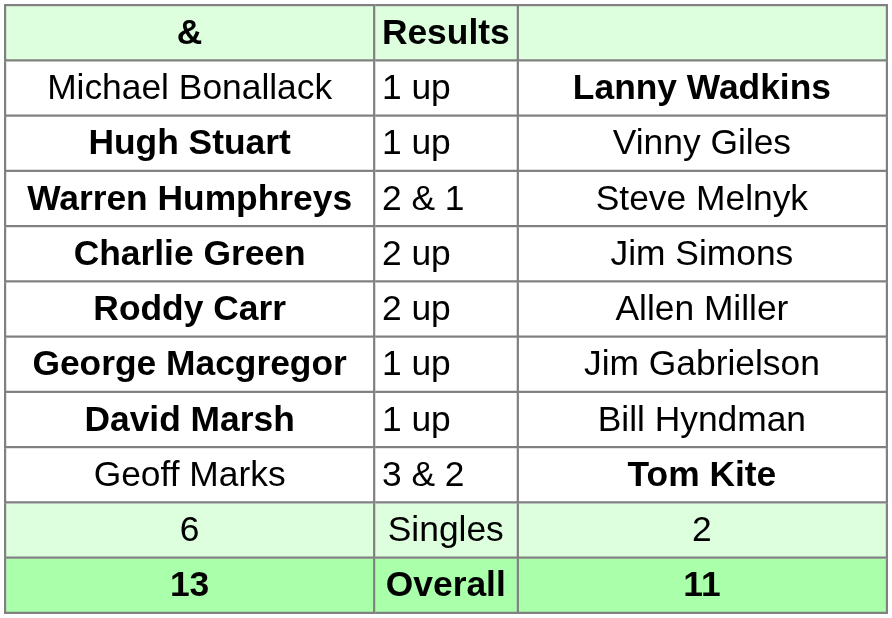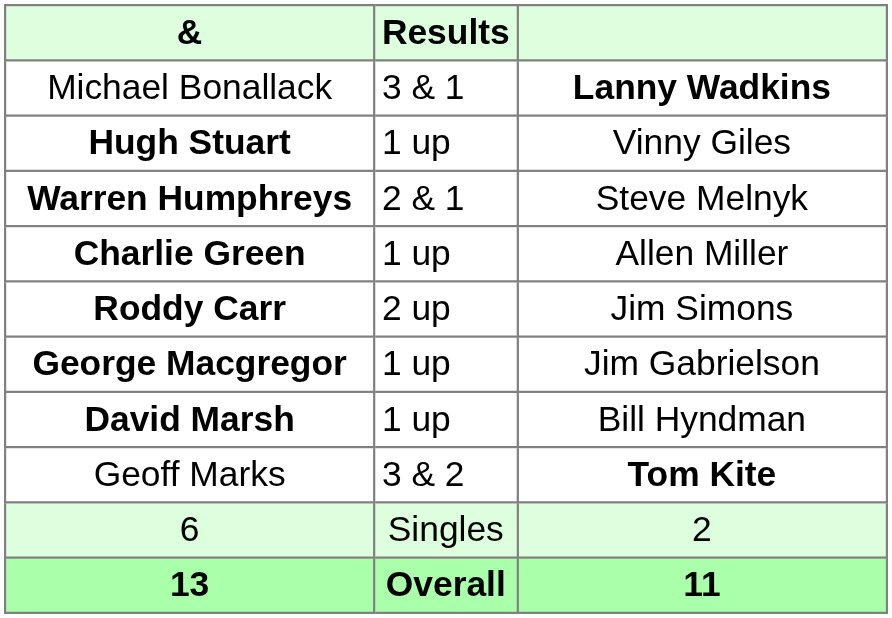(416, 87) 1 up -> (423, 87) 3 & 1
(416, 253) 2 up -> (416, 253) 1 up
(702, 253) Jim Simons -> (702, 253) Allen Miller
(702, 308) Allen Miller -> (702, 308) Jim Simons
